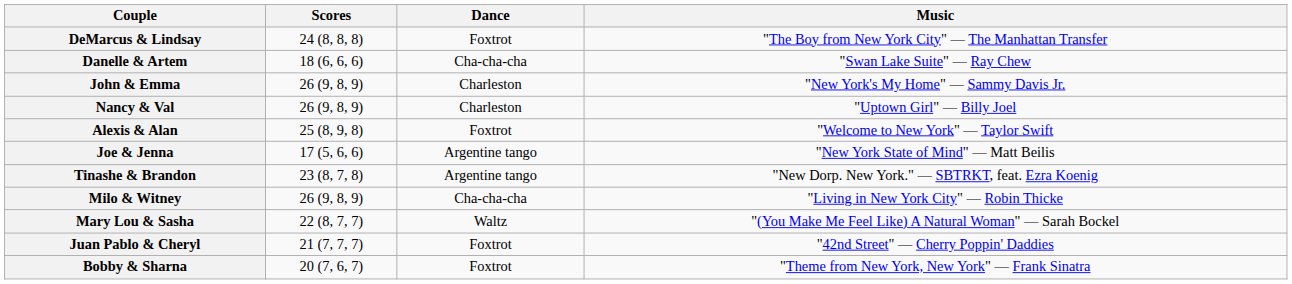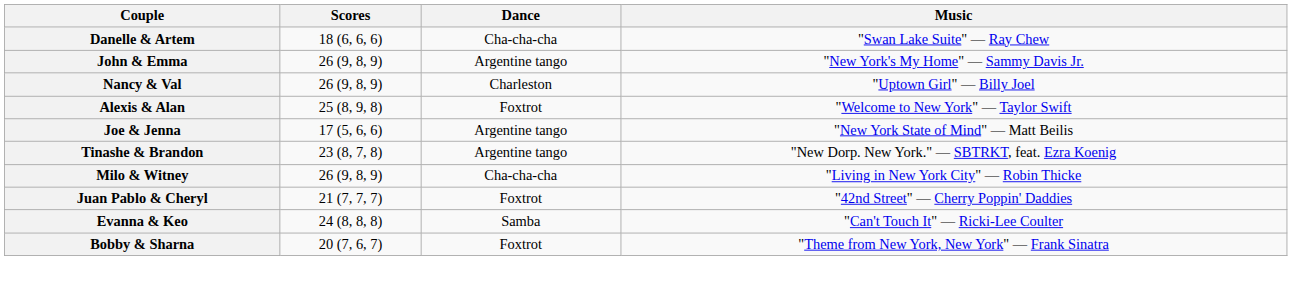- row: (135, 38)
(491, 84) Charleston -> (521, 61) Argentine tango
- row: (135, 221)
+ row: (142, 221)
